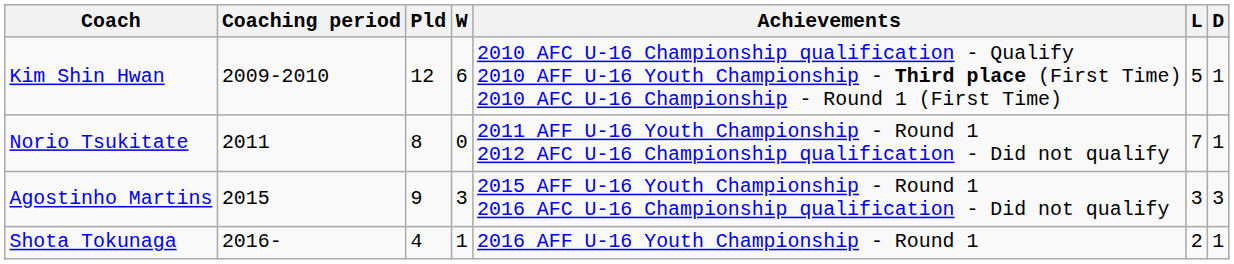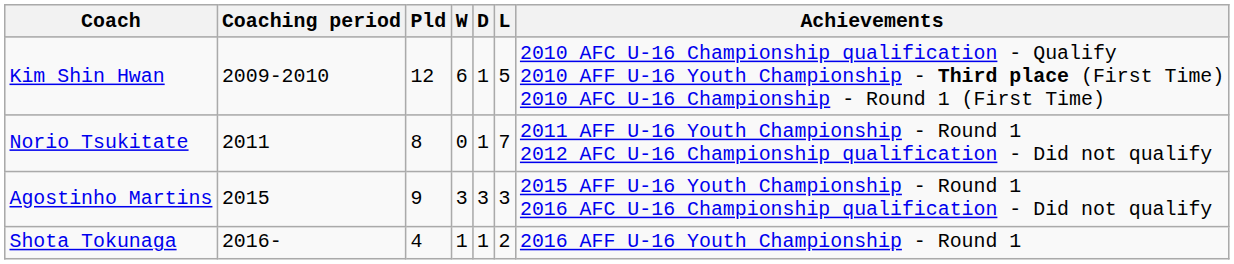columns swapped: (1218, 21) <-> (829, 21)
